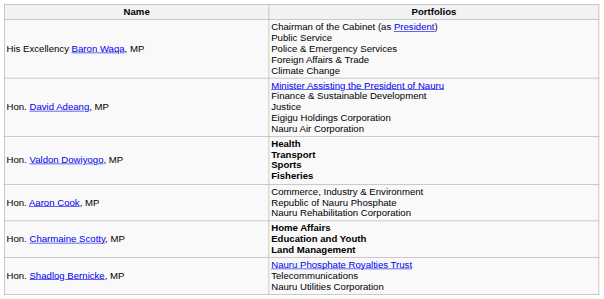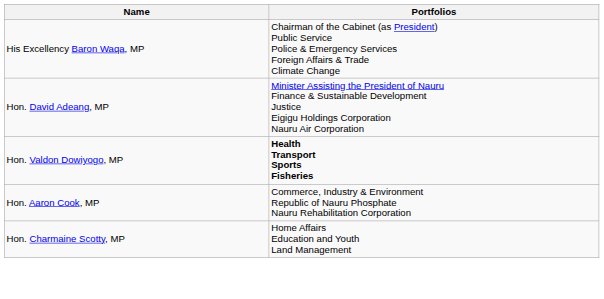(319, 239) bold -> (315, 239) normal
- row: (65, 276)
